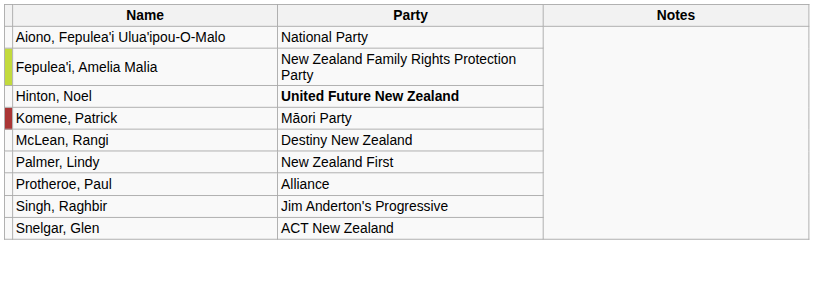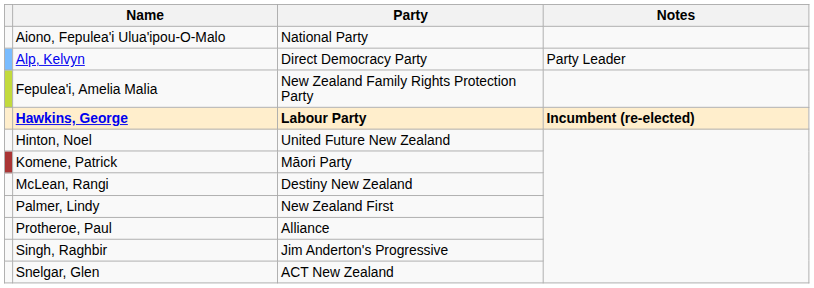+ row: (50, 59)
+ row: (72, 119)
(370, 97) bold -> (366, 141) normal
